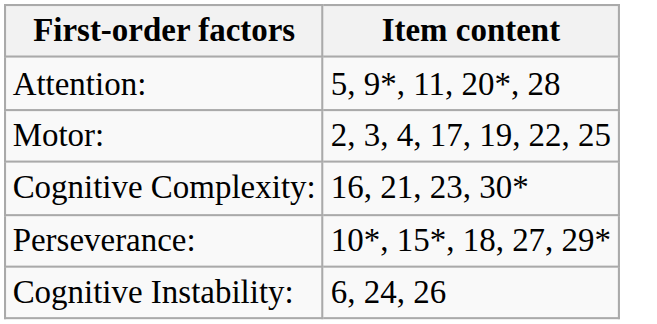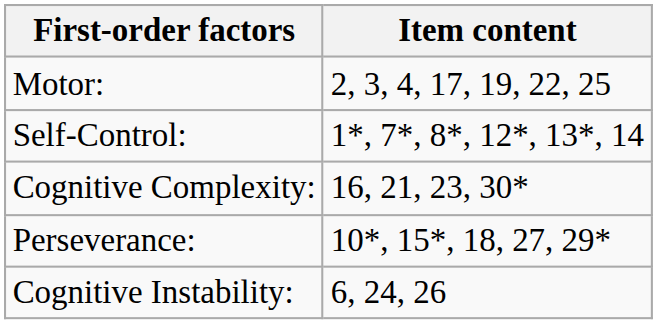- row: (79, 82)
+ row: (100, 135)
